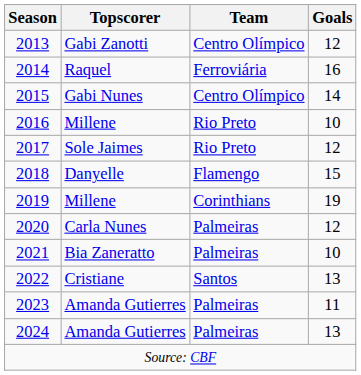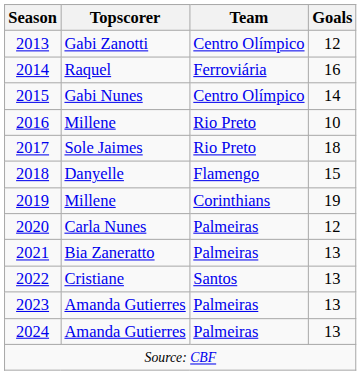(332, 148) 12 -> (332, 148) 18
(332, 252) 10 -> (332, 252) 13
(332, 305) 11 -> (332, 305) 13
